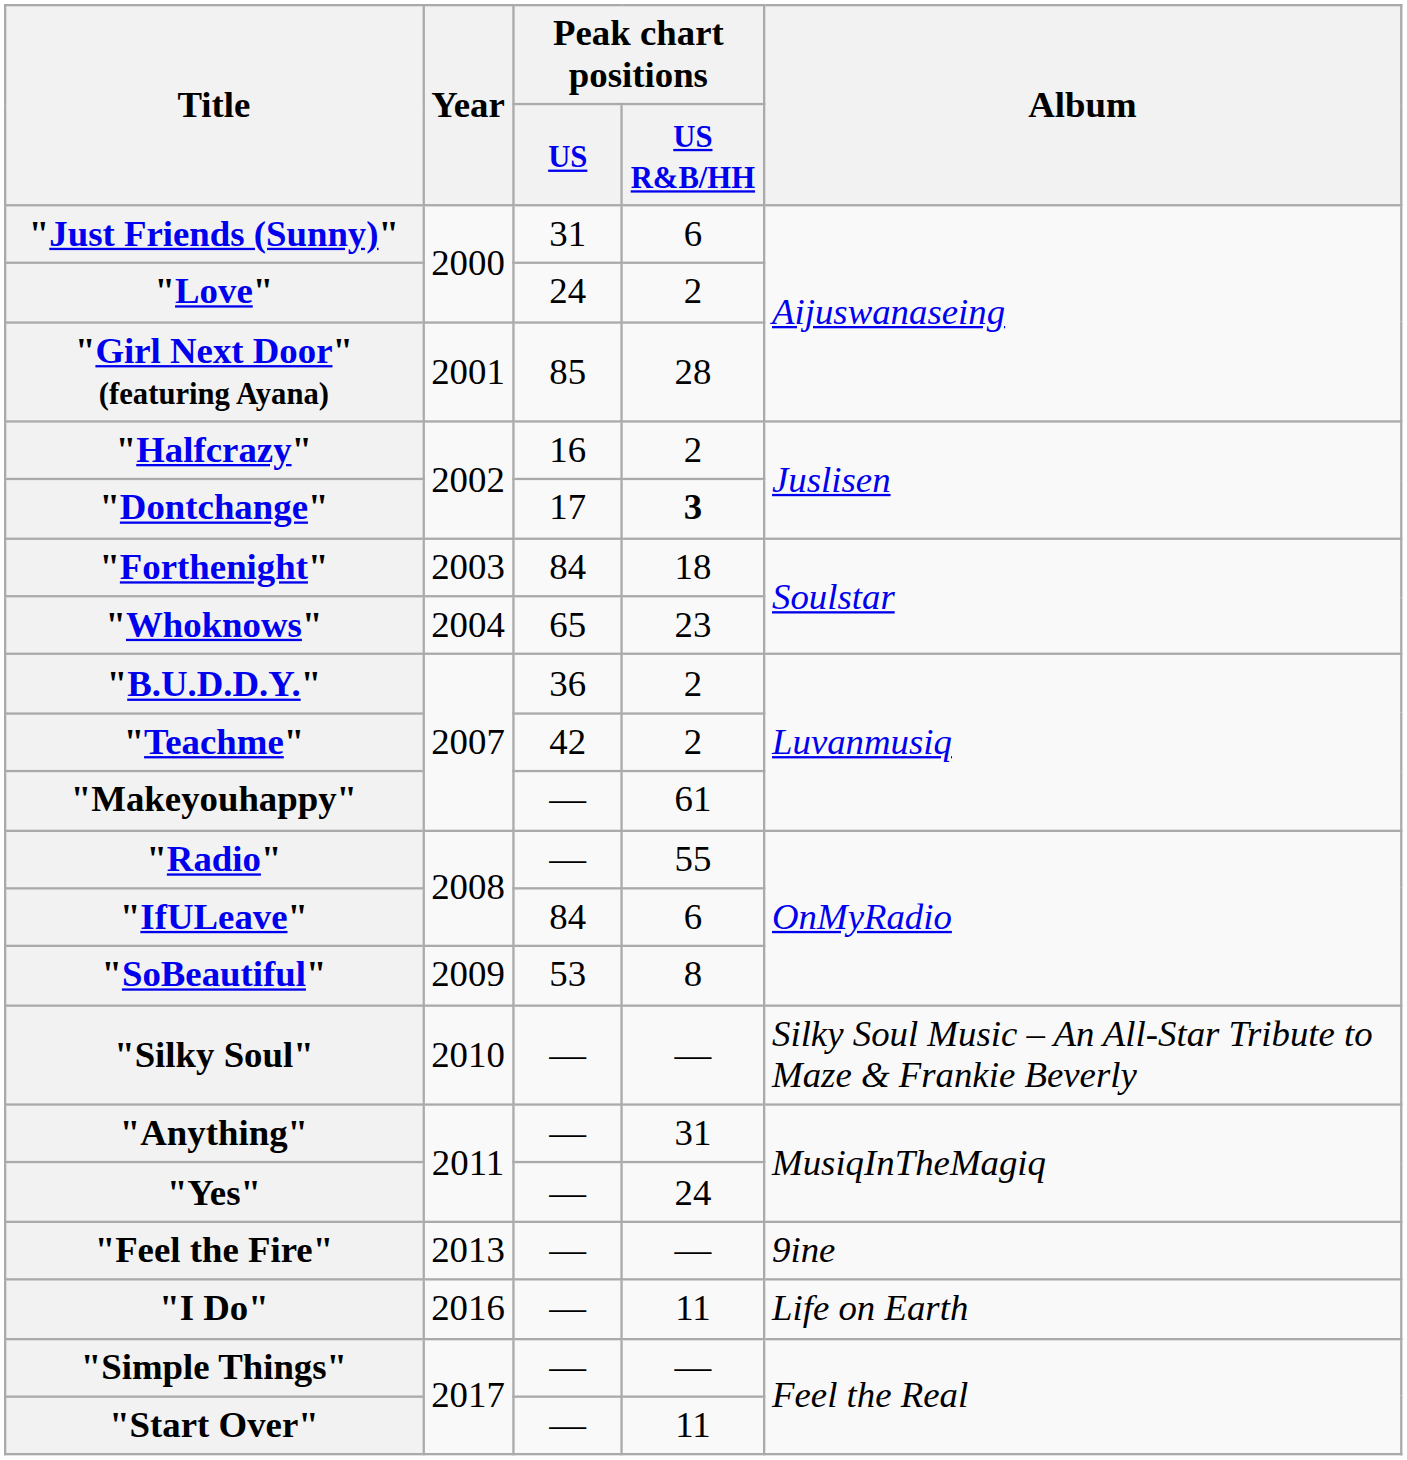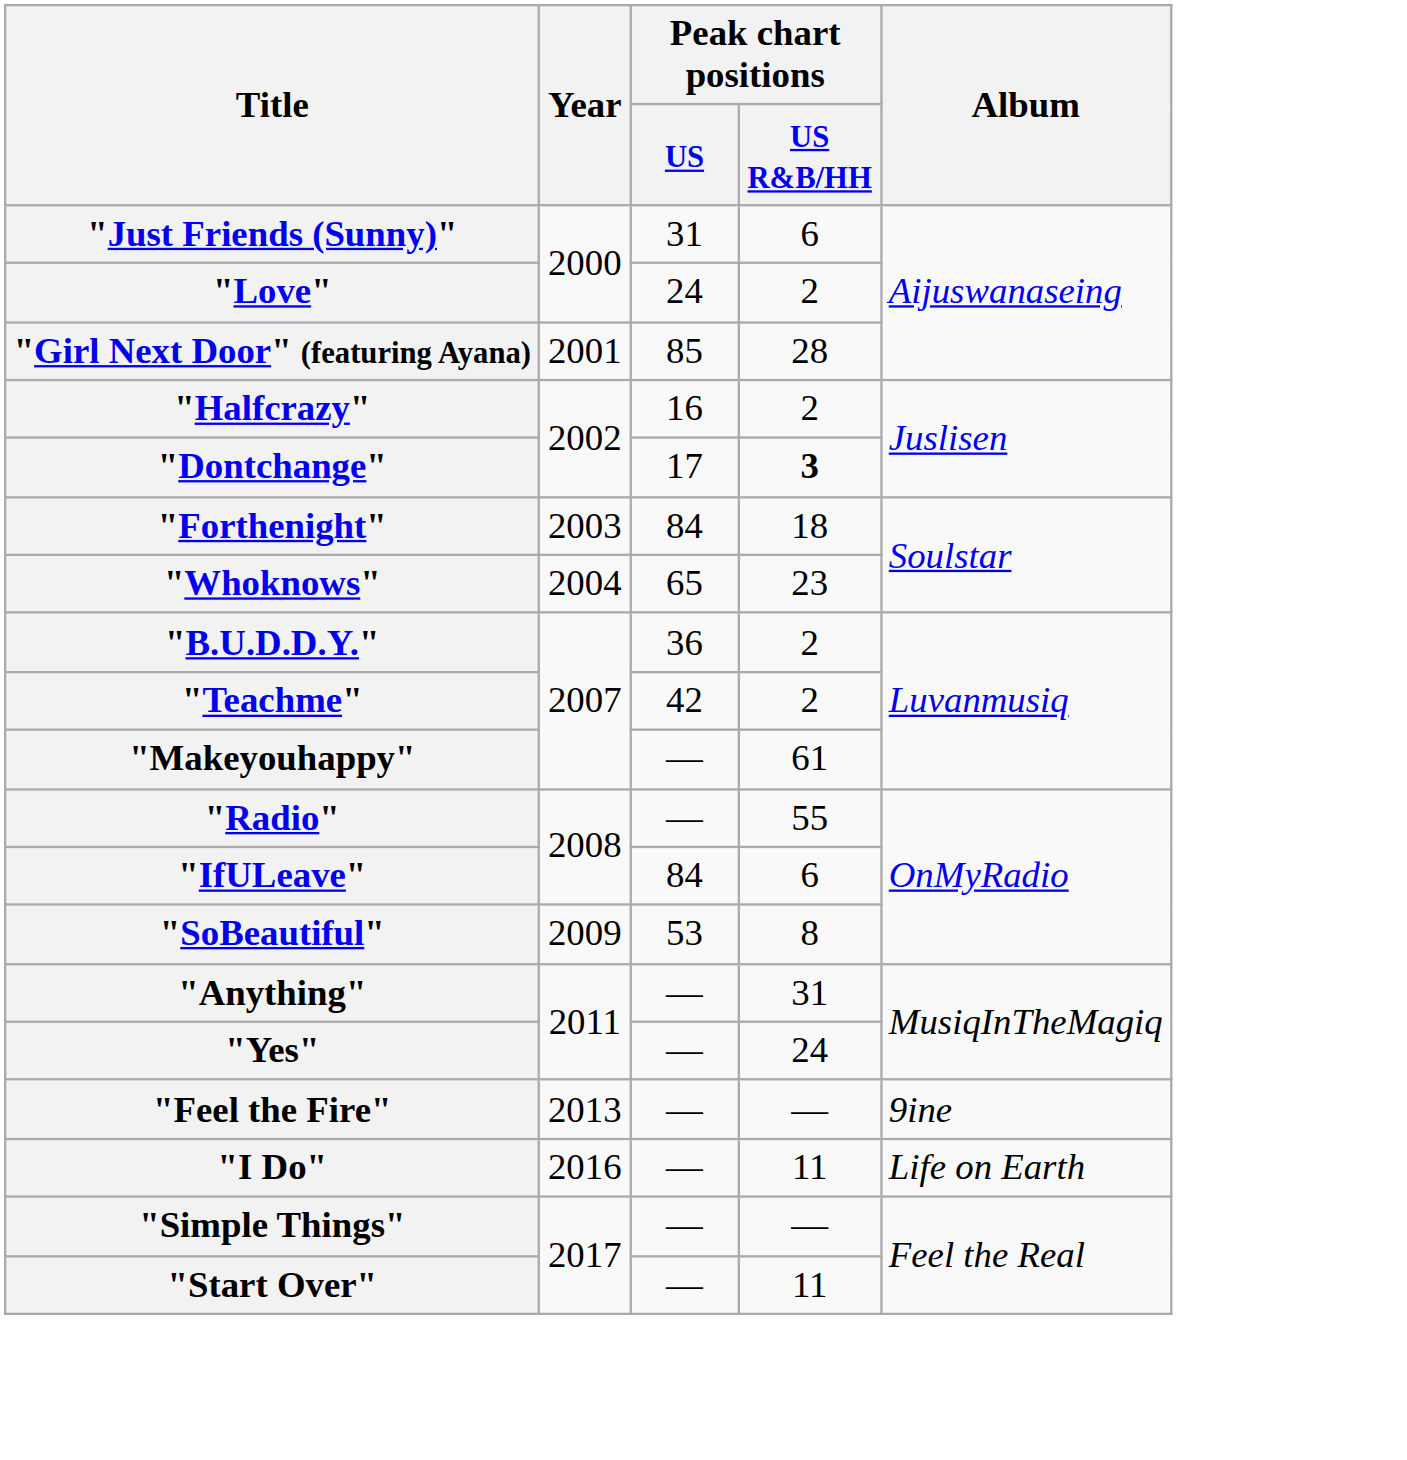- row: (214, 1054)
